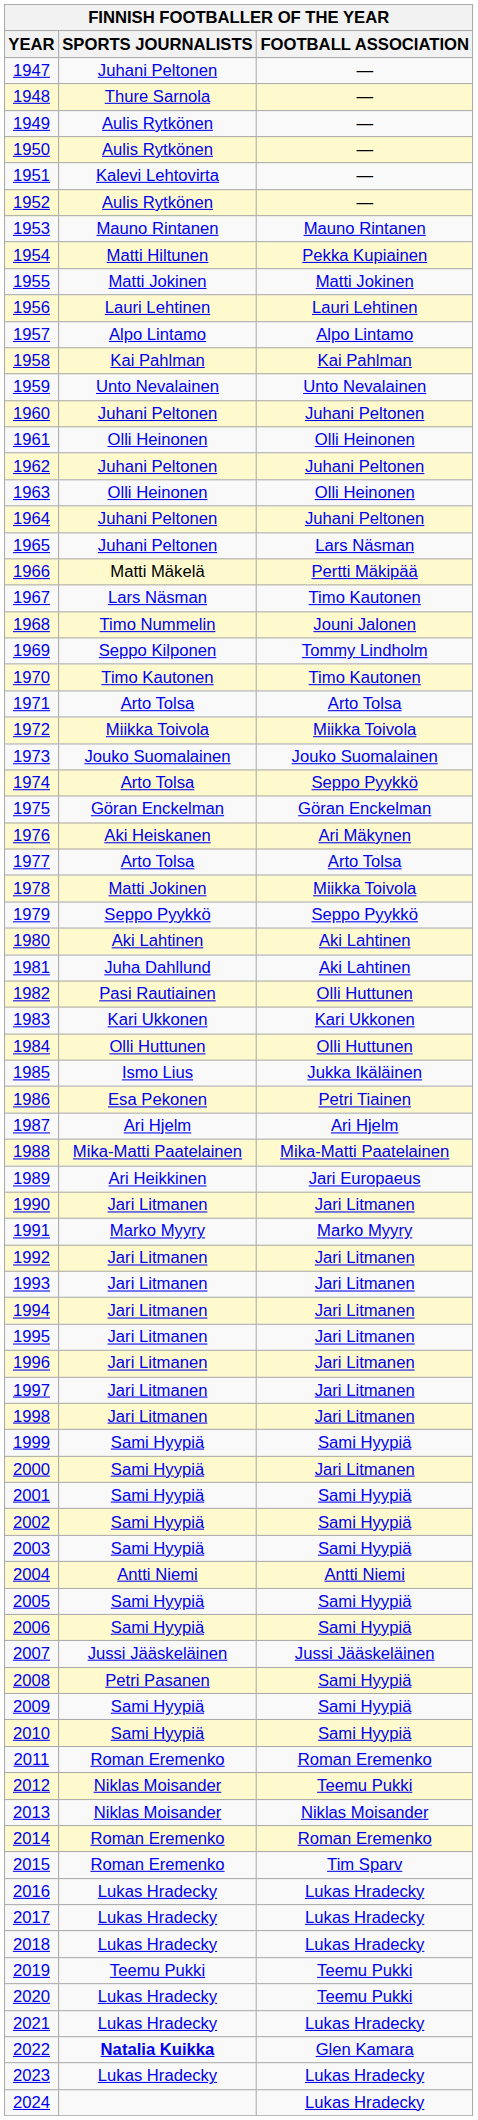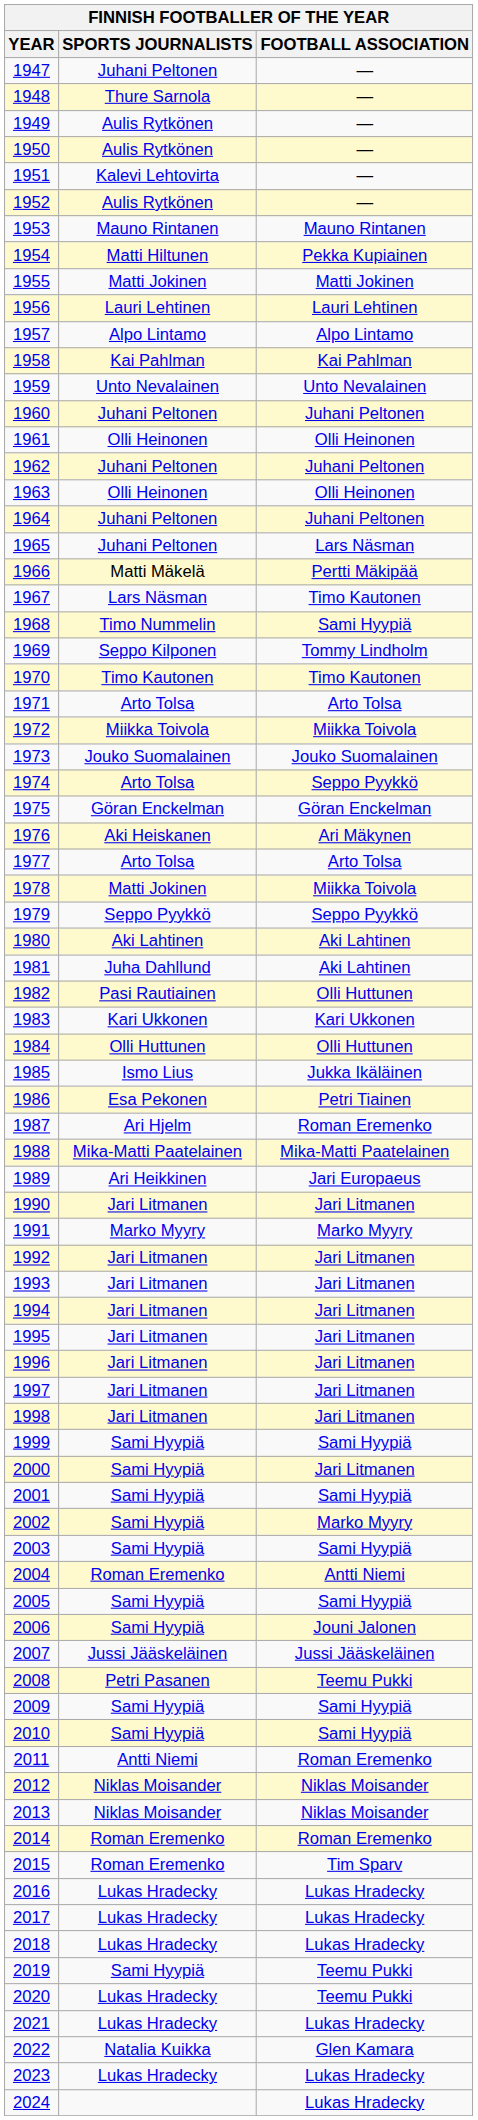(365, 624) Jouni Jalonen -> (365, 624) Sami Hyypiä
(365, 1126) Ari Hjelm -> (365, 1126) Roman Eremenko
(365, 1521) Sami Hyypiä -> (365, 1521) Marko Myyry
(157, 1574) Antti Niemi -> (157, 1574) Roman Eremenko
(365, 1627) Sami Hyypiä -> (365, 1627) Jouni Jalonen
(365, 1680) Sami Hyypiä -> (365, 1680) Teemu Pukki
(157, 1759) Roman Eremenko -> (157, 1759) Antti Niemi
(365, 1785) Teemu Pukki -> (365, 1785) Niklas Moisander
(157, 1970) Teemu Pukki -> (157, 1970) Sami Hyypiä
(157, 2049) bold -> (157, 2049) normal
